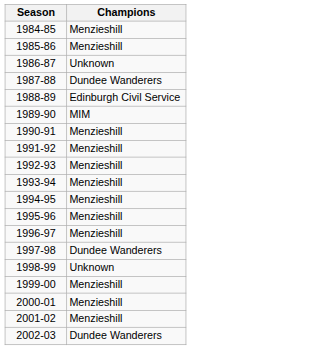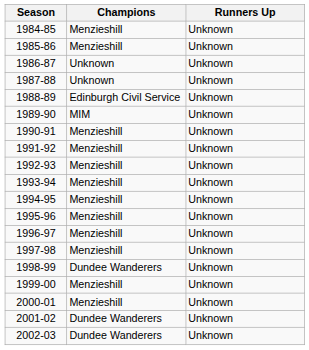+ column: (245, 13)
(116, 81) Dundee Wanderers -> (92, 81) Unknown
(116, 251) Dundee Wanderers -> (96, 251) Menzieshill
(92, 268) Unknown -> (116, 268) Dundee Wanderers
(96, 319) Menzieshill -> (116, 319) Dundee Wanderers
